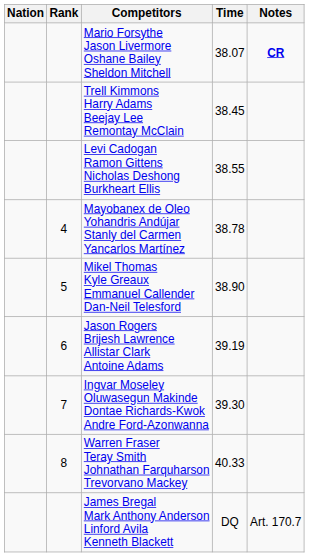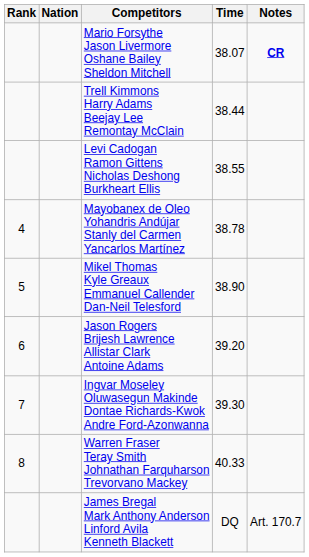columns swapped: (64, 13) <-> (26, 13)
(230, 111) 38.45 -> (230, 111) 38.44
(230, 346) 39.19 -> (230, 346) 39.20
